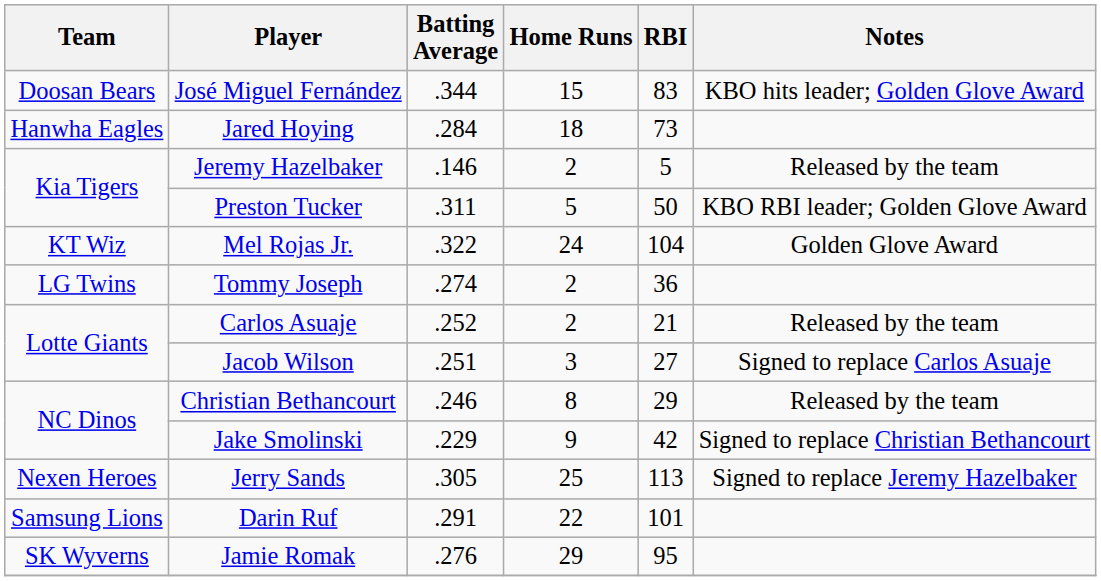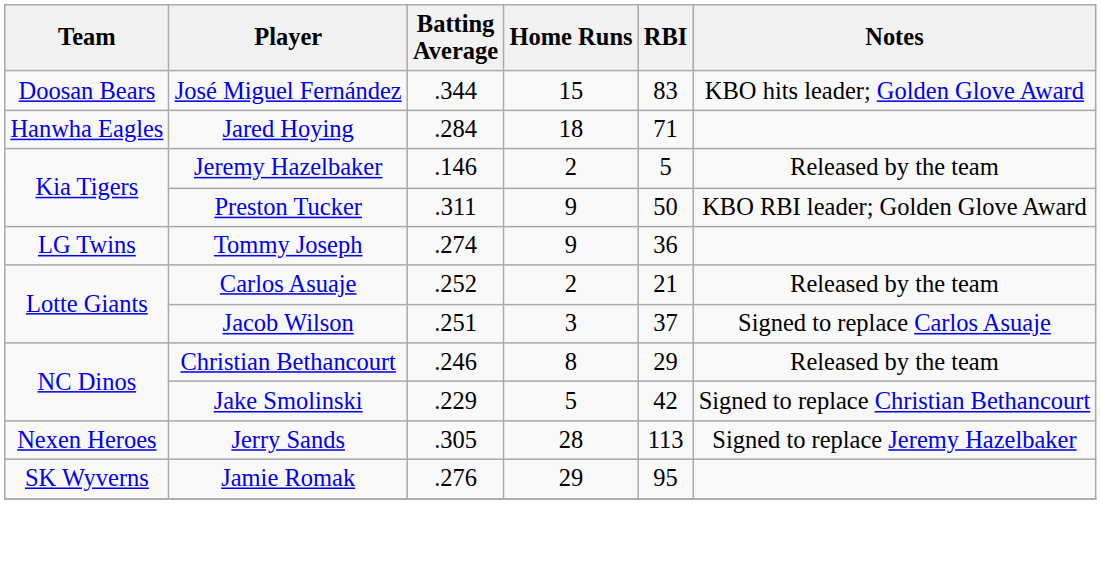(666, 129) 73 -> (666, 129) 71
(571, 206) 5 -> (571, 206) 9
- row: (288, 245)
(571, 284) 2 -> (571, 245) 9
(666, 362) 27 -> (666, 323) 37
(571, 439) 9 -> (571, 400) 5
(571, 478) 25 -> (571, 439) 28
- row: (288, 517)
